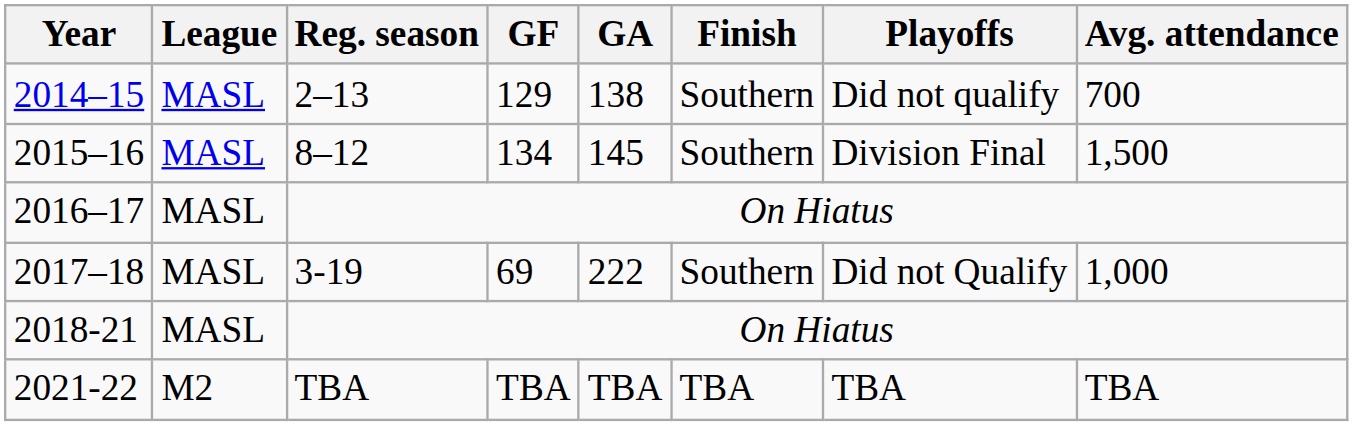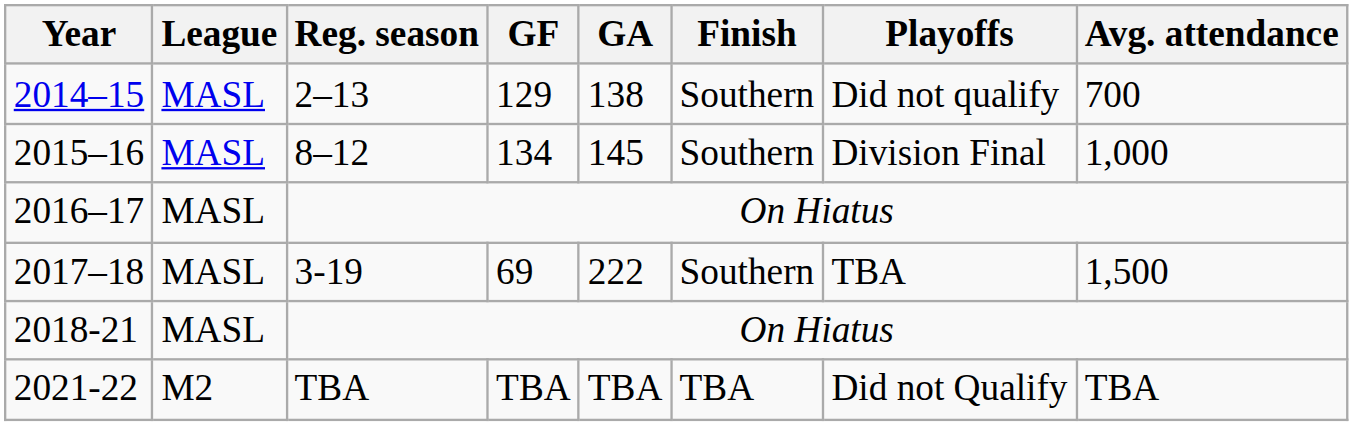(1127, 152) 1,500 -> (1127, 152) 1,000
(949, 270) Did not Qualify -> (869, 270) TBA
(1127, 270) 1,000 -> (1127, 270) 1,500
(869, 388) TBA -> (949, 388) Did not Qualify
